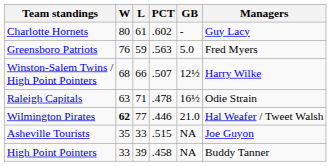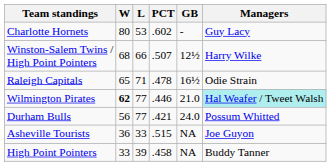(141, 31) 61 -> (141, 31) 53
- row: (52, 49)
(124, 98) 63 -> (124, 80) 65
(264, 116) no background -> (264, 98) paleturquoise background
+ row: (39, 116)
(124, 134) 35 -> (124, 134) 36
